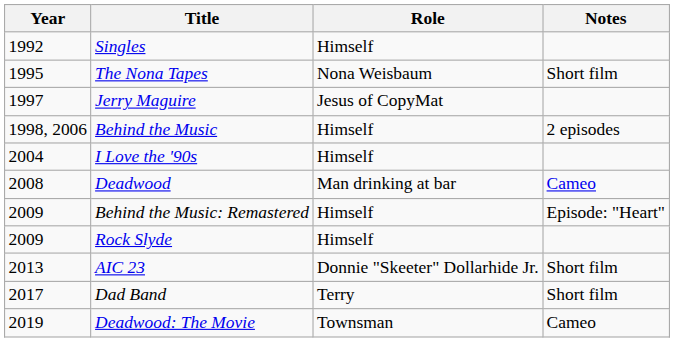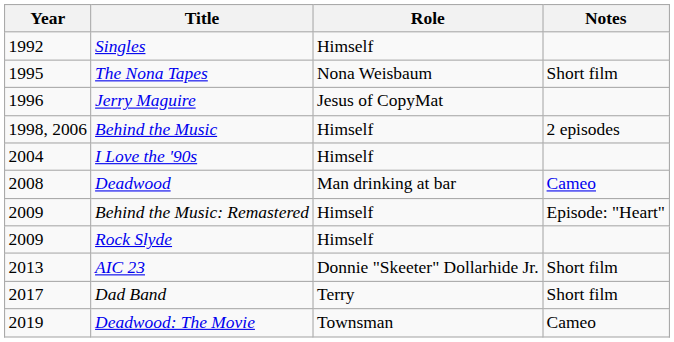(26, 101) 1997 -> (26, 101) 1996
